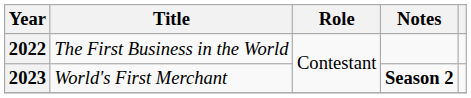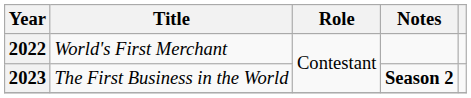(171, 48) The First Business in the World -> (141, 48) World's First Merchant
(141, 78) World's First Merchant -> (171, 78) The First Business in the World
